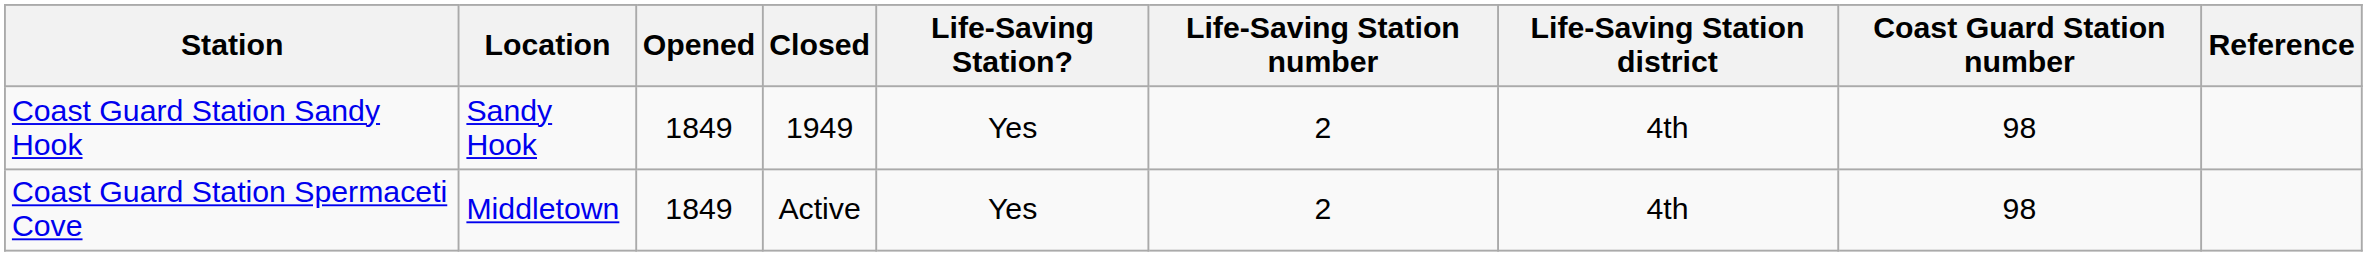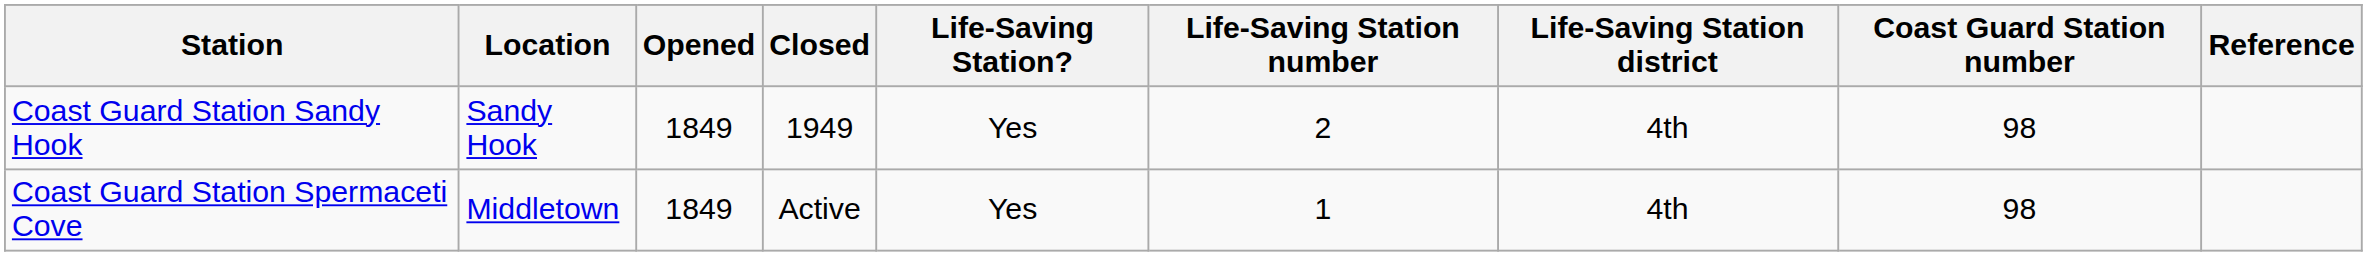(1323, 209) 2 -> (1323, 209) 1
